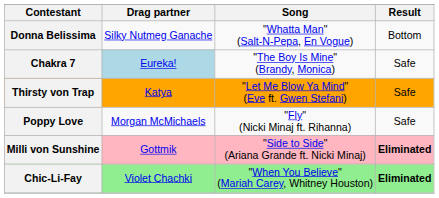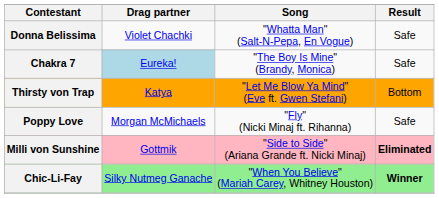(158, 35) Silky Nutmeg Ganache -> (158, 35) Violet Chachki
(405, 35) Bottom -> (405, 35) Safe
(405, 92) Safe -> (405, 92) Bottom
(158, 178) Violet Chachki -> (158, 178) Silky Nutmeg Ganache
(405, 178) Eliminated -> (405, 178) Winner
